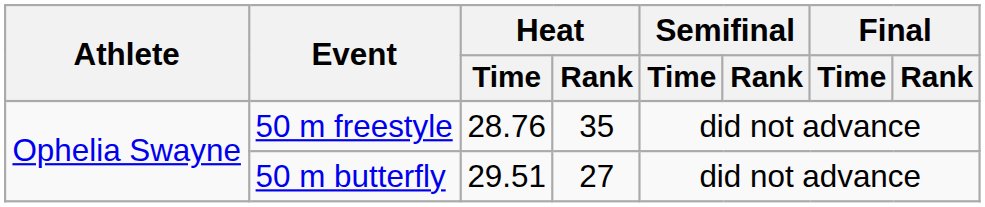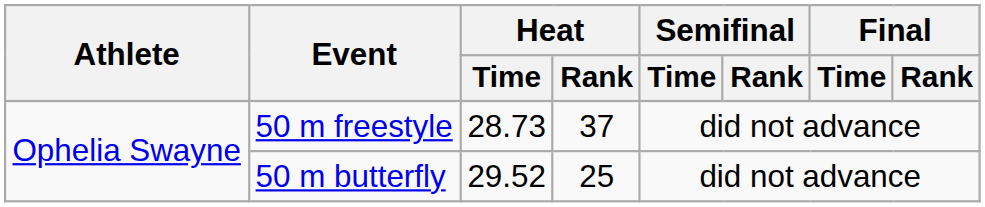(507, 127) 28.76 -> (507, 127) 28.73
(597, 127) 35 -> (597, 127) 37
(507, 176) 29.51 -> (507, 176) 29.52
(597, 176) 27 -> (597, 176) 25
